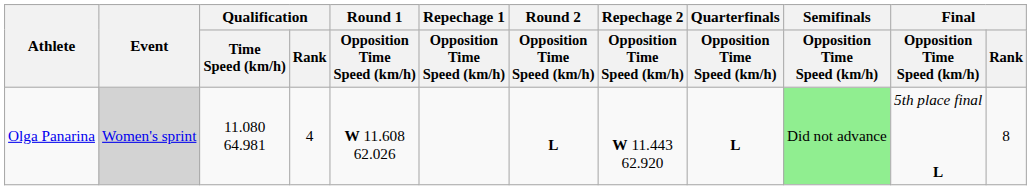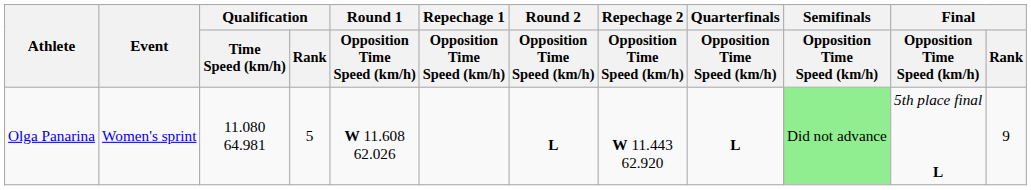(149, 136) lightgrey background -> (149, 136) no background
(310, 136) 4 -> (310, 136) 5
(1006, 136) 8 -> (1006, 136) 9
